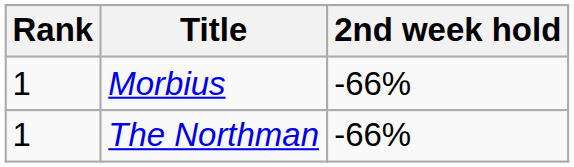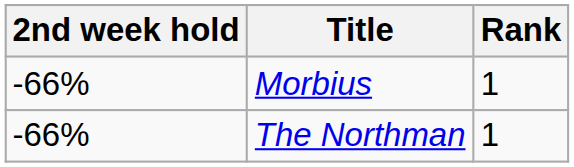columns swapped: (53, 30) <-> (448, 30)
